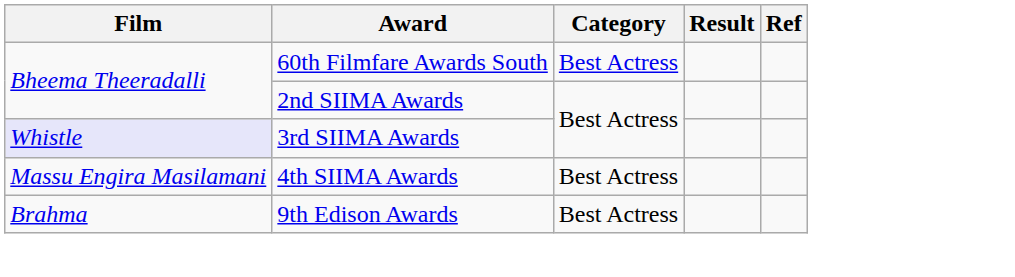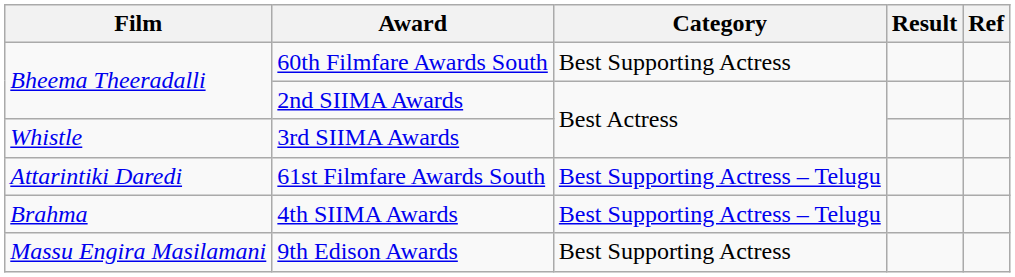(619, 61) Best Actress -> (675, 61) Best Supporting Actress
(46, 137) lavender background -> (46, 137) no background
+ row: (411, 175)
(138, 175) Massu Engira Masilamani -> (49, 213) Brahma
(619, 175) Best Actress -> (720, 213) Best Supporting Actress – Telugu
(49, 213) Brahma -> (138, 251) Massu Engira Masilamani
(619, 213) Best Actress -> (675, 251) Best Supporting Actress
